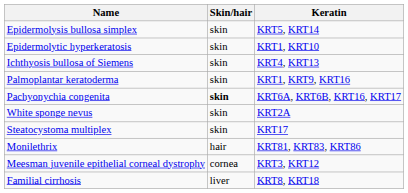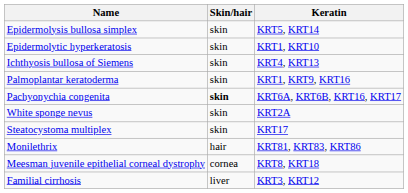(288, 163) KRT3, KRT12 -> (288, 163) KRT8, KRT18
(288, 180) KRT8, KRT18 -> (288, 180) KRT3, KRT12
